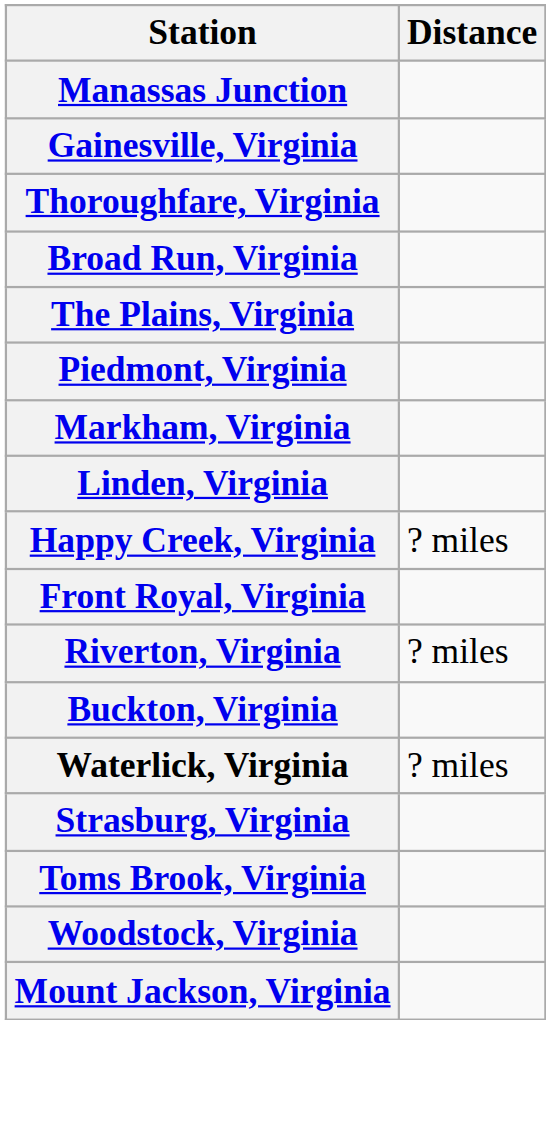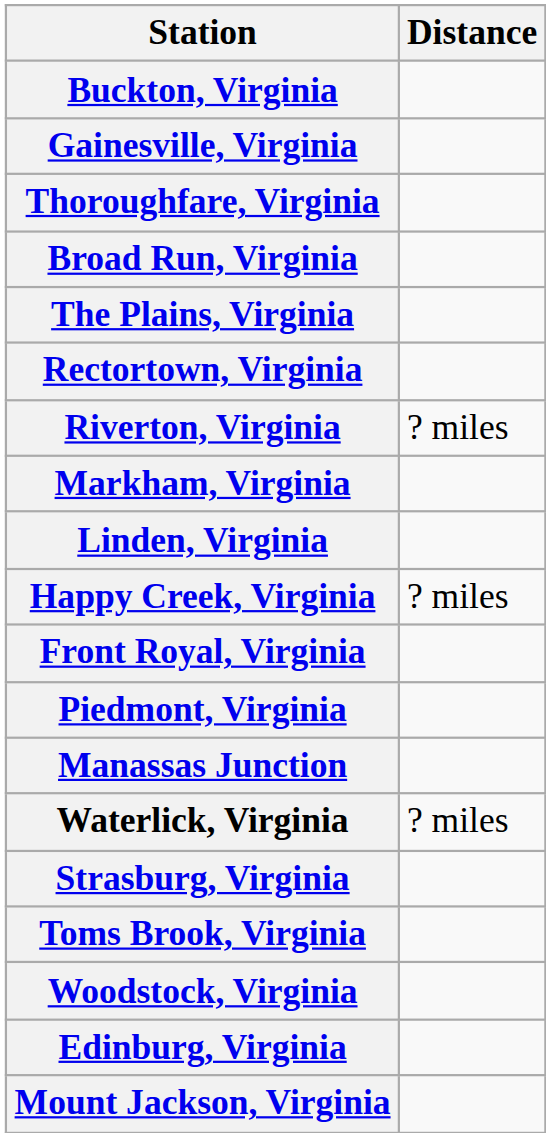rows swapped: (203, 88) <-> (203, 708)
+ row: (203, 370)
rows swapped: (203, 370) <-> (203, 652)
+ row: (203, 1046)
